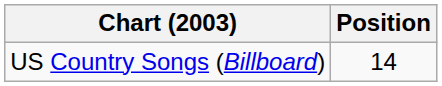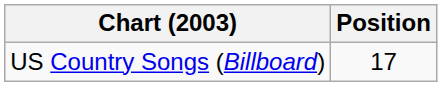(384, 61) 14 -> (384, 61) 17
